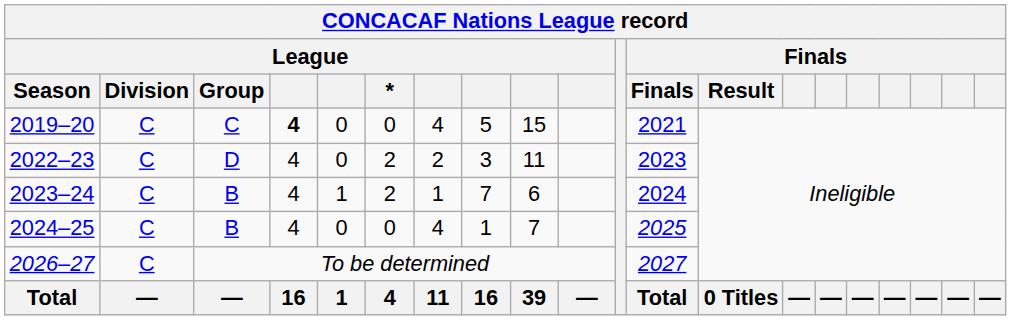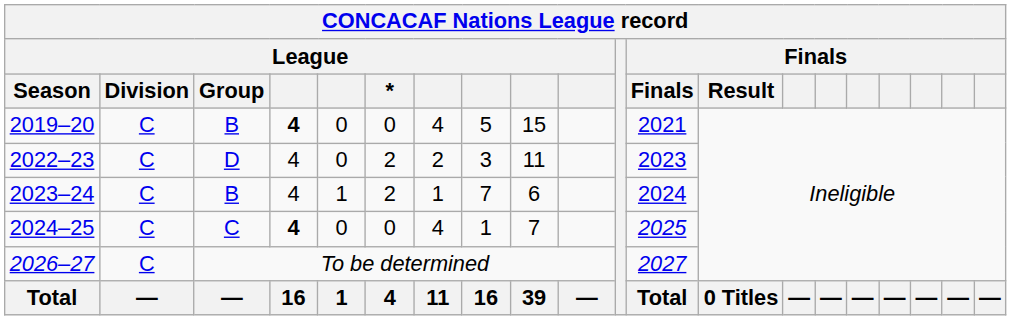(232, 125) C -> (232, 125) B
(232, 228) B -> (232, 228) C
(293, 228) normal -> (293, 228) bold
